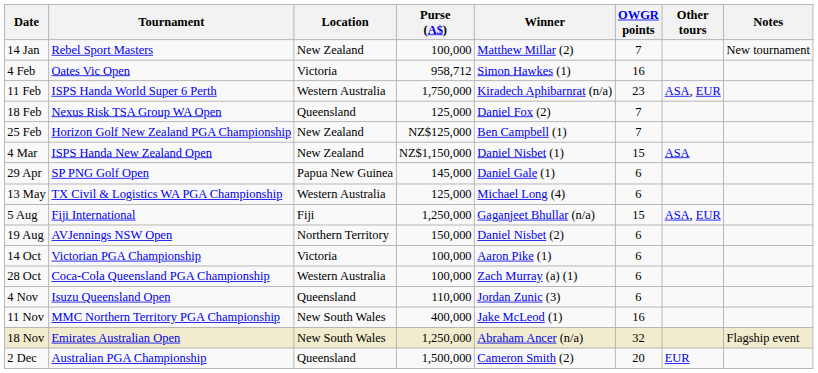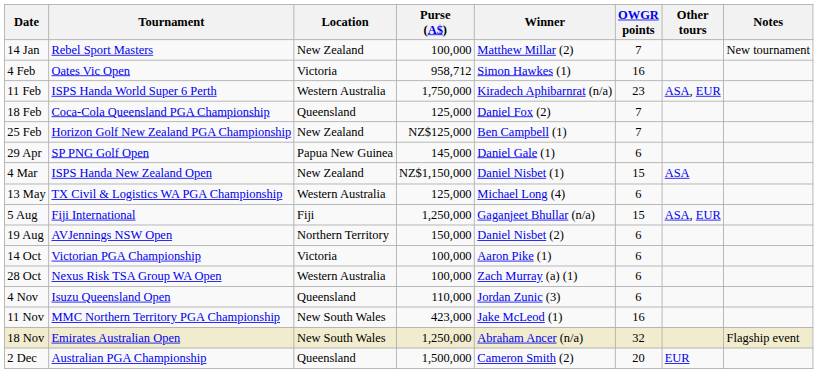(137, 111) Nexus Risk TSA Group WA Open -> (161, 111) Coca-Cola Queensland PGA Championship
rows swapped: (22, 153) <-> (24, 173)
(161, 276) Coca-Cola Queensland PGA Championship -> (137, 276) Nexus Risk TSA Group WA Open
(451, 317) 400,000 -> (451, 317) 423,000
